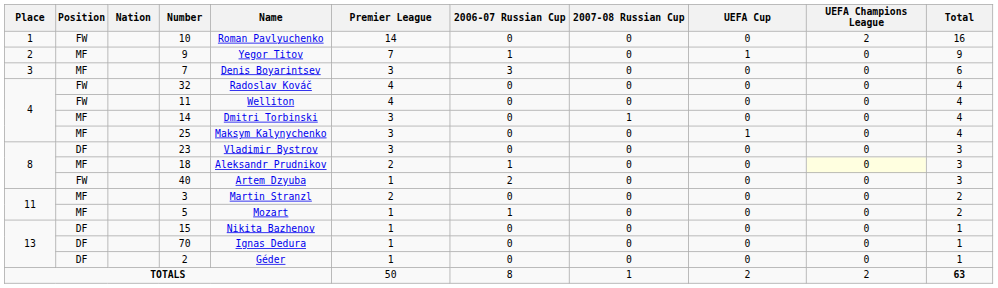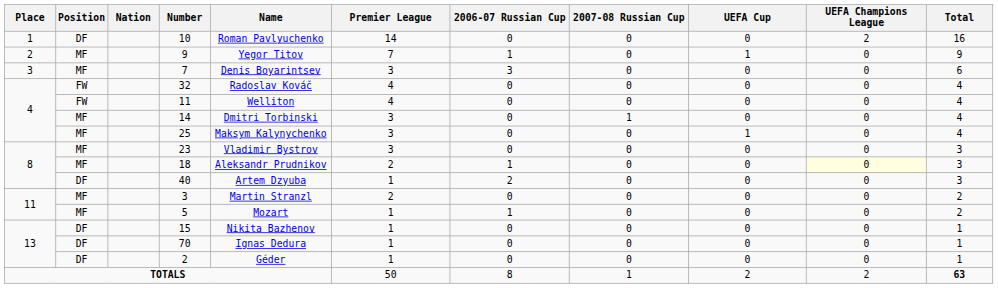(82, 39) FW -> (82, 39) DF
(82, 150) DF -> (82, 150) MF
(82, 181) FW -> (82, 181) DF
